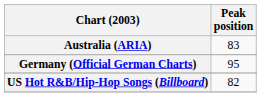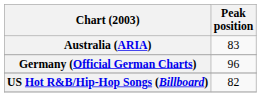(233, 63) 95 -> (233, 63) 96
